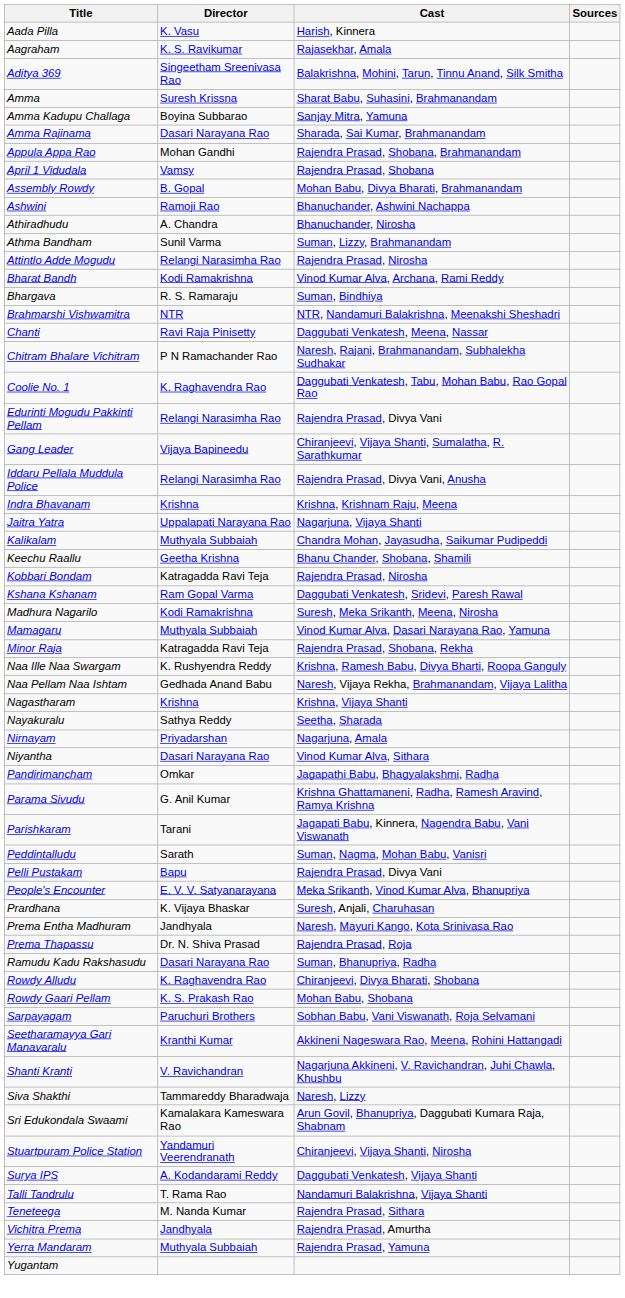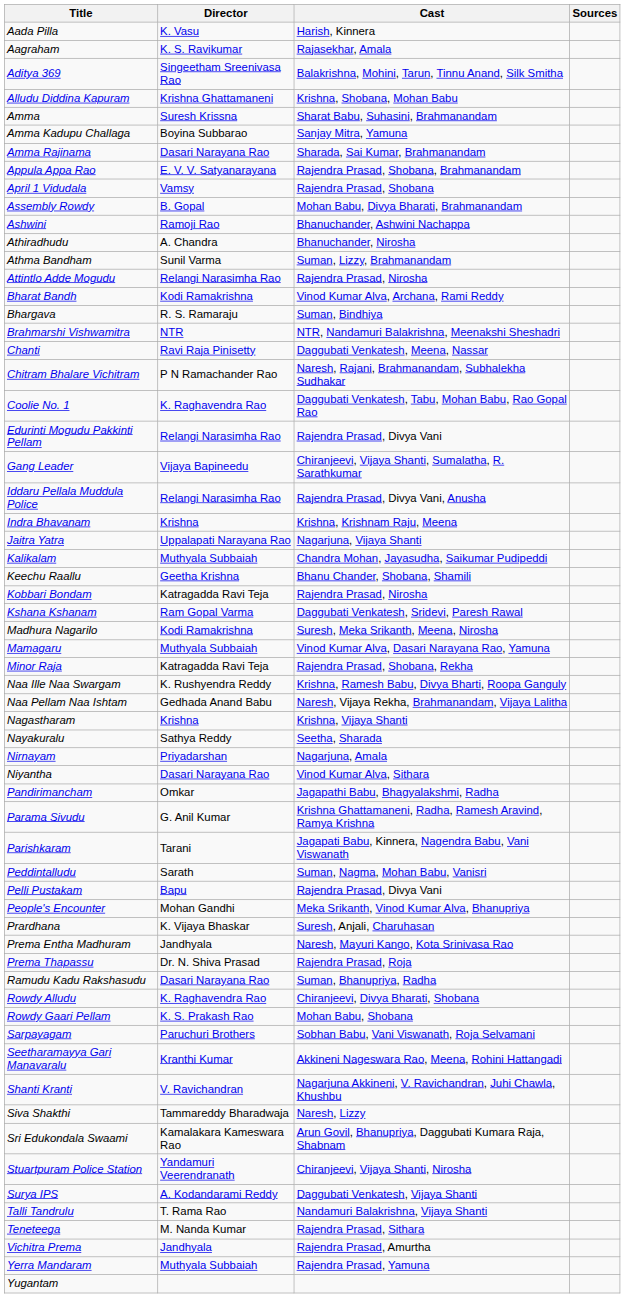+ row: (68, 98)
(197, 152) Mohan Gandhi -> (218, 170) E. V. V. Satyanarayana
(218, 890) E. V. V. Satyanarayana -> (197, 908) Mohan Gandhi
